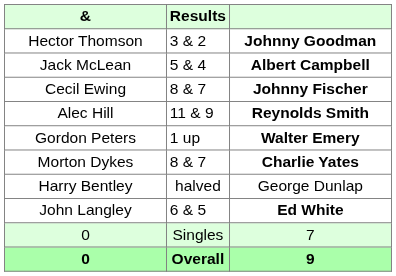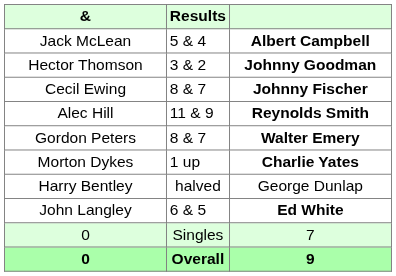rows swapped: (85, 40) <-> (85, 65)
(185, 137) 1 up -> (188, 137) 8 & 7
(188, 162) 8 & 7 -> (185, 162) 1 up
